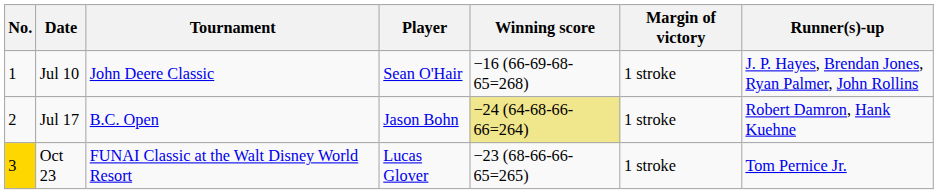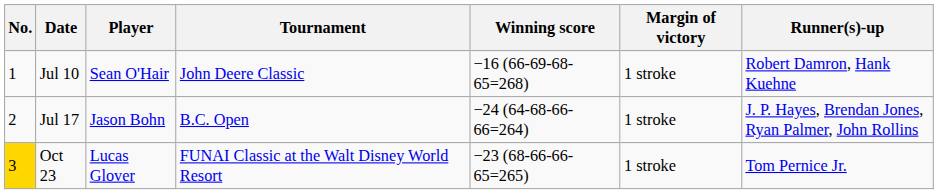columns swapped: (425, 27) <-> (233, 27)
(834, 73) J. P. Hayes, Brendan Jones, Ryan Palmer, John Rollins -> (818, 73) Robert Damron, Hank Kuehne
(523, 119) khaki background -> (523, 119) no background
(818, 119) Robert Damron, Hank Kuehne -> (834, 119) J. P. Hayes, Brendan Jones, Ryan Palmer, John Rollins
